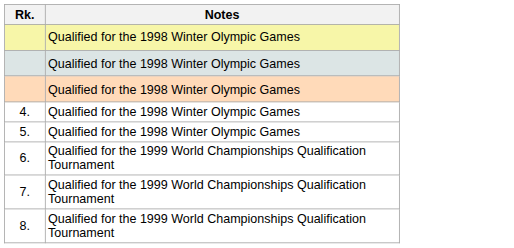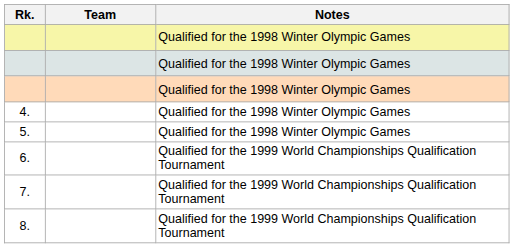+ column: (100, 15)
